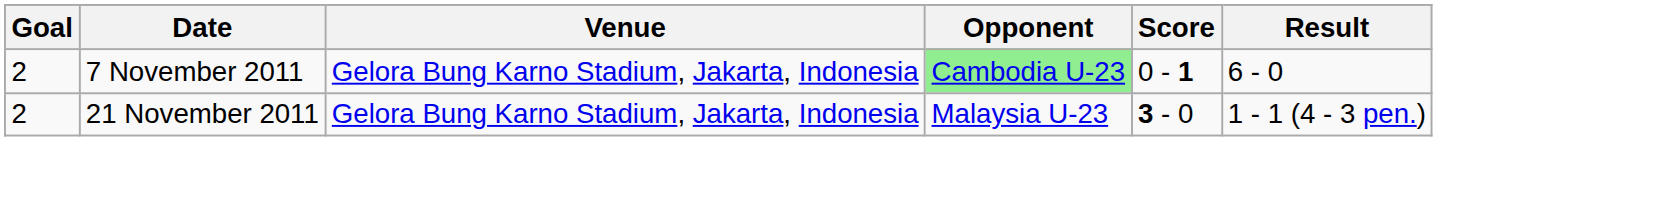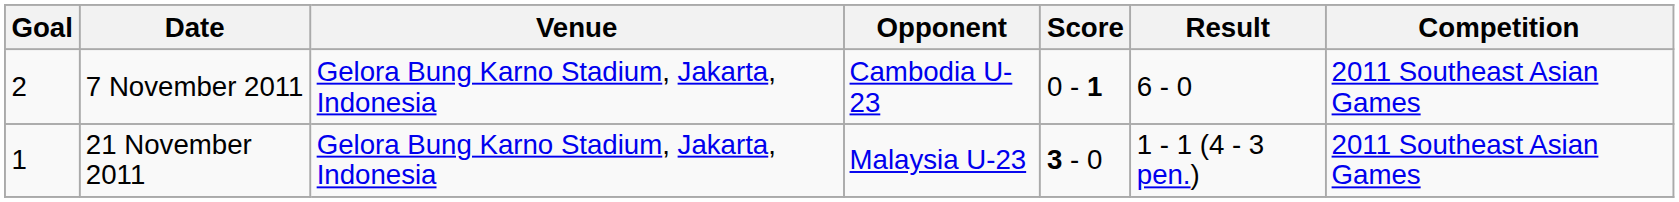+ column: (1499, 27)
(1028, 71) lightgreen background -> (931, 86) no background
(19, 115) 2 -> (19, 161) 1
